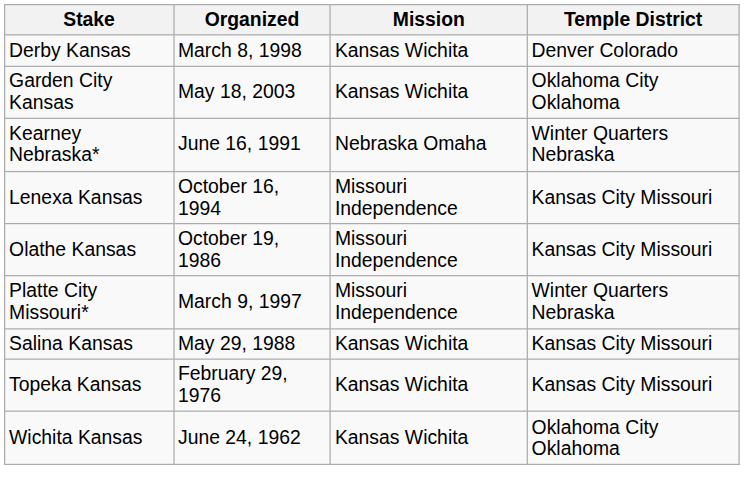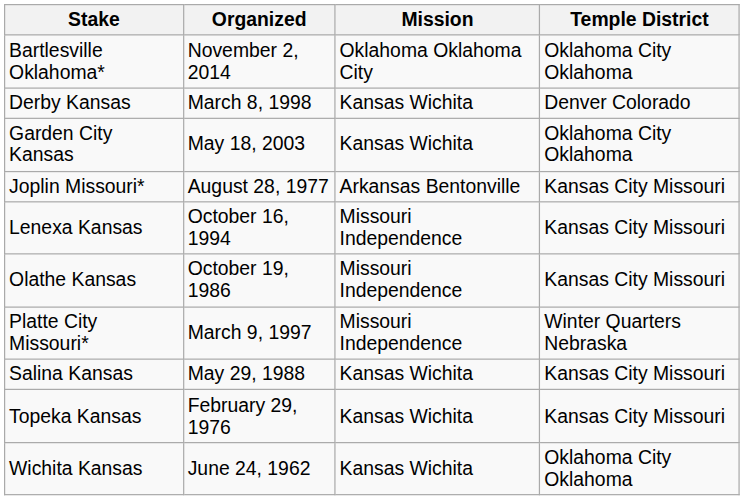+ row: (57, 61)
+ row: (77, 186)
- row: (54, 144)
